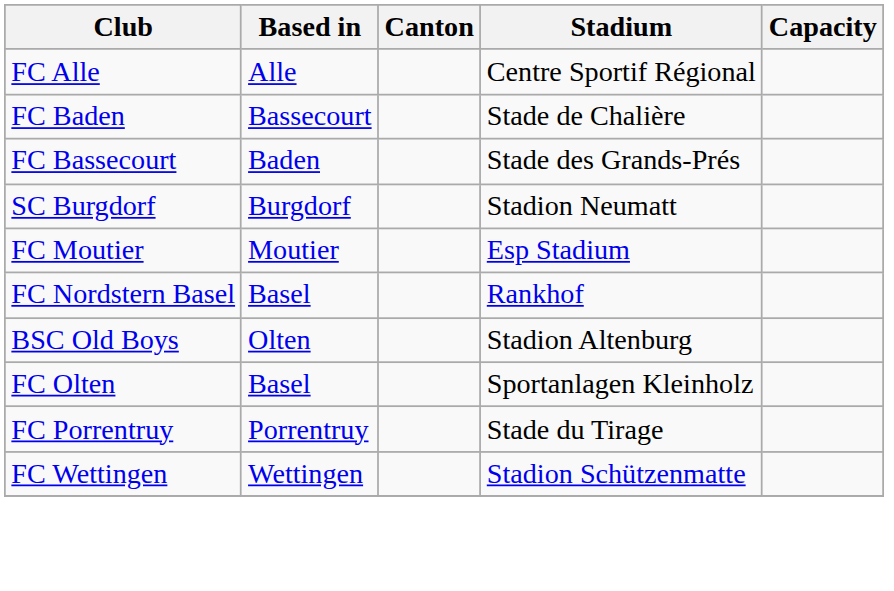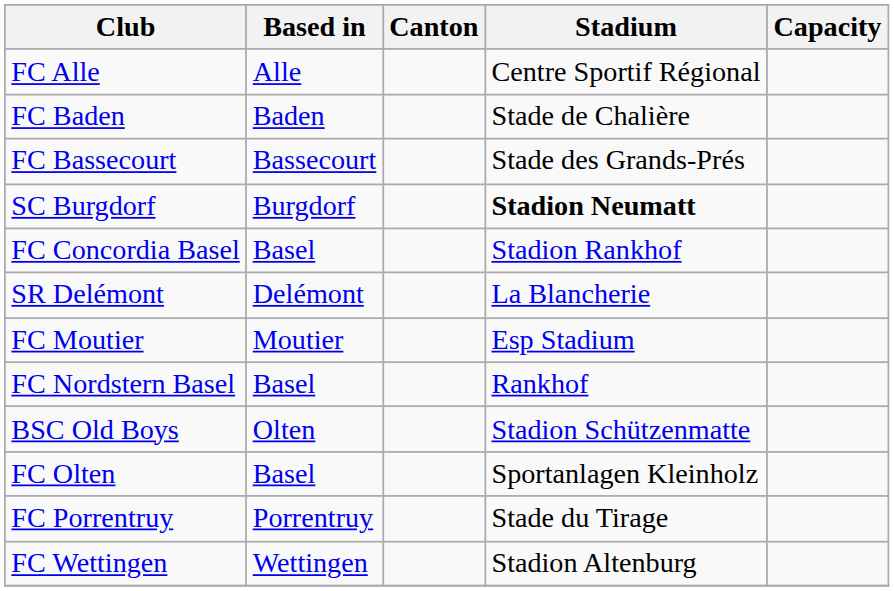(310, 116) Bassecourt -> (289, 116) Baden
(284, 160) Baden -> (315, 160) Bassecourt
(582, 205) normal -> (594, 205) bold
+ row: (126, 250)
+ row: (88, 294)
(589, 339) Stadion Altenburg -> (621, 428) Stadion Schützenmatte
(616, 473) Stadion Schützenmatte -> (594, 562) Stadion Altenburg
